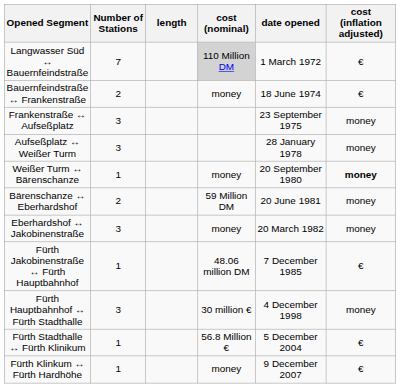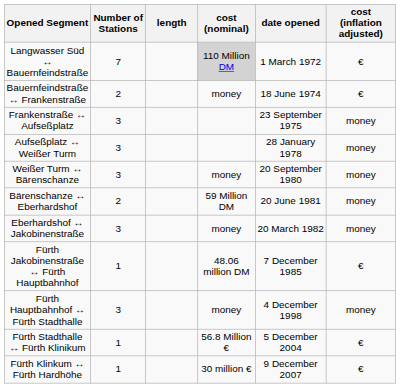(118, 174) 1 -> (118, 174) 3
(361, 174) bold -> (361, 174) normal
(226, 310) 30 million € -> (226, 310) money
(226, 369) money -> (226, 369) 30 million €
